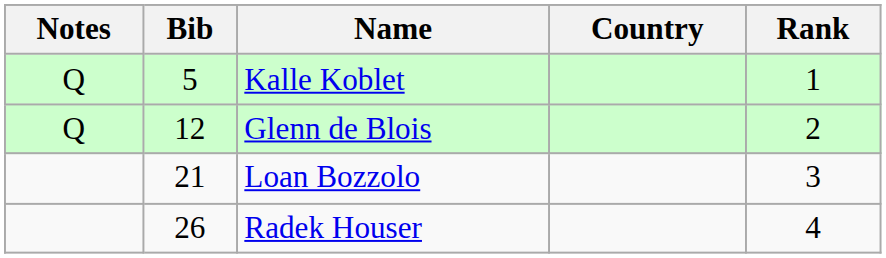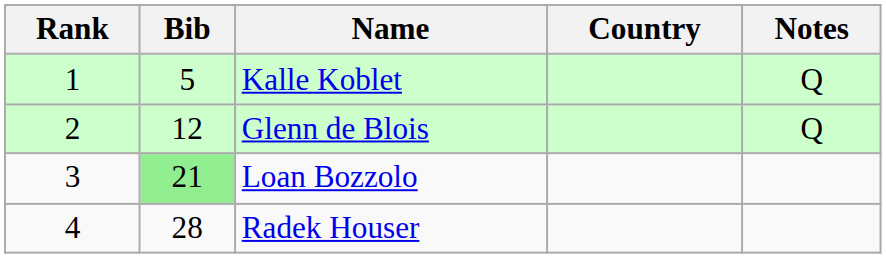columns swapped: (813, 29) <-> (74, 29)
(190, 177) no background -> (187, 177) lightgreen background
(190, 227) 26 -> (187, 227) 28
